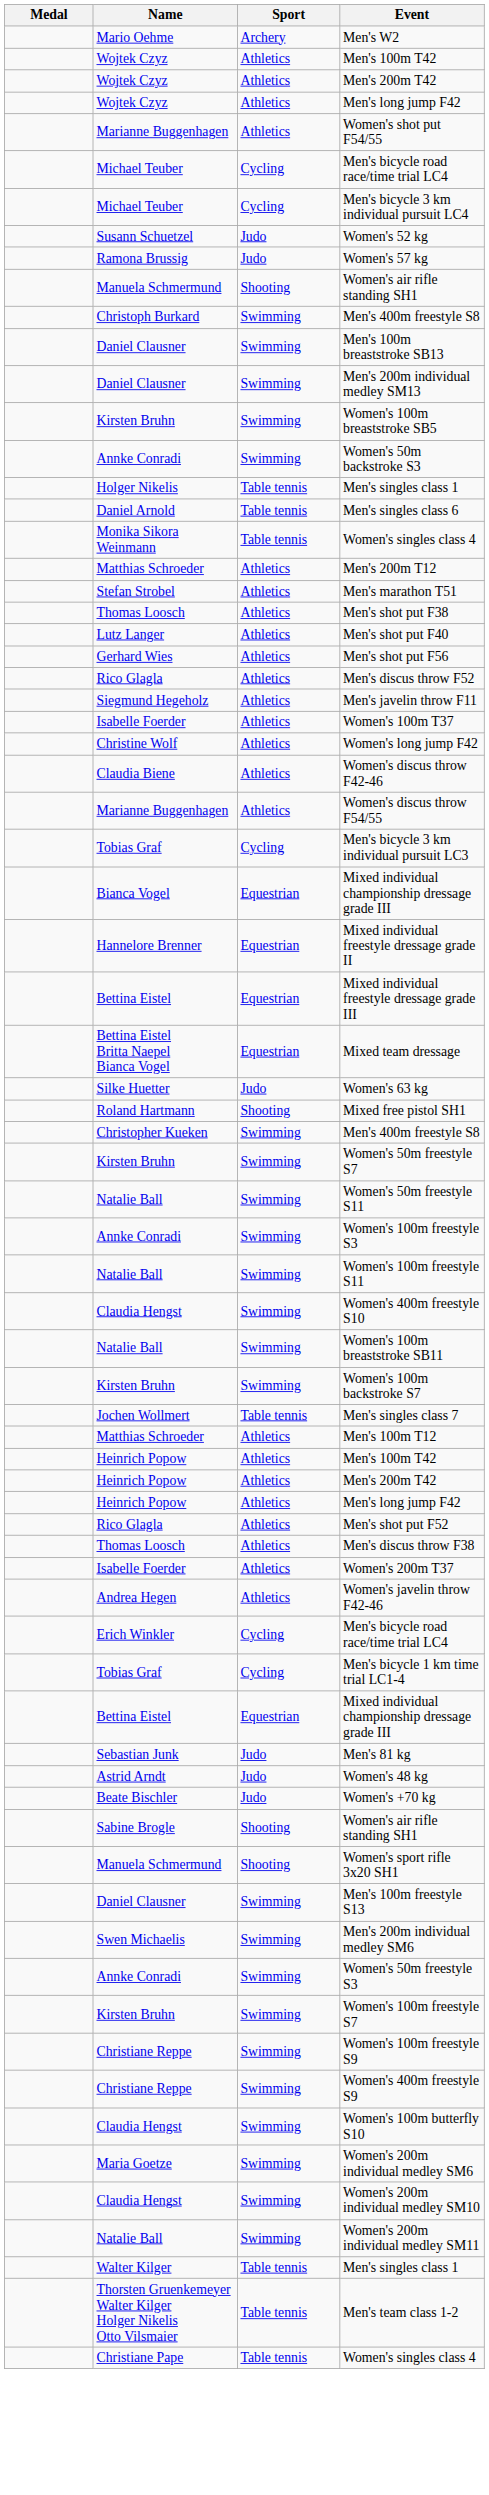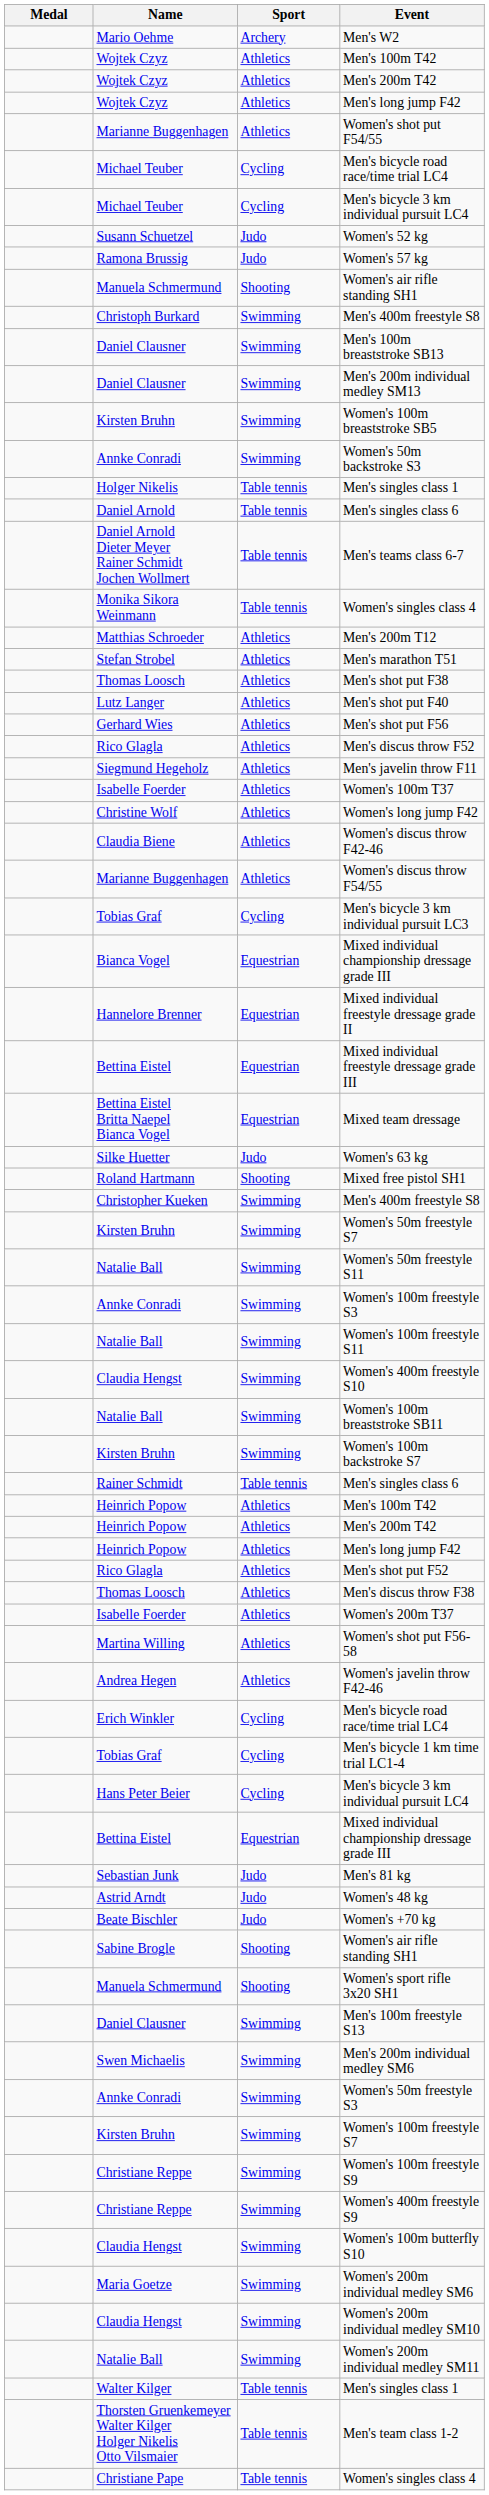+ row: (143, 555)
+ row: (139, 1483)
- row: (143, 1415)
- row: (150, 1437)
+ row: (141, 1644)
+ row: (143, 1793)
